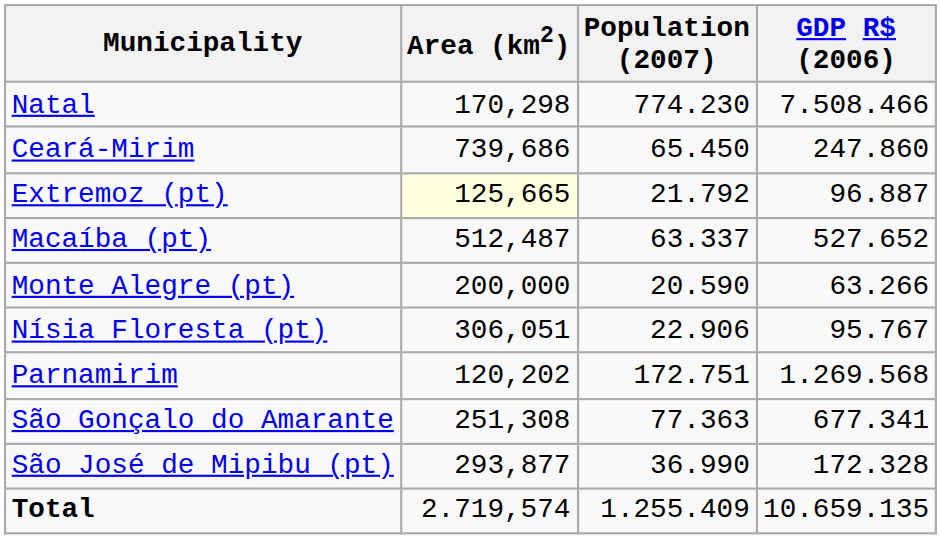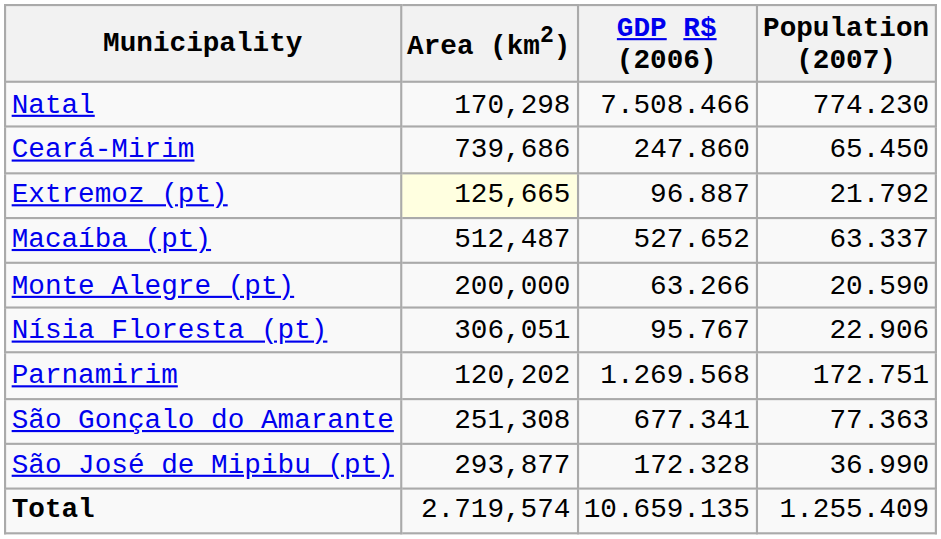columns swapped: (667, 44) <-> (846, 44)
